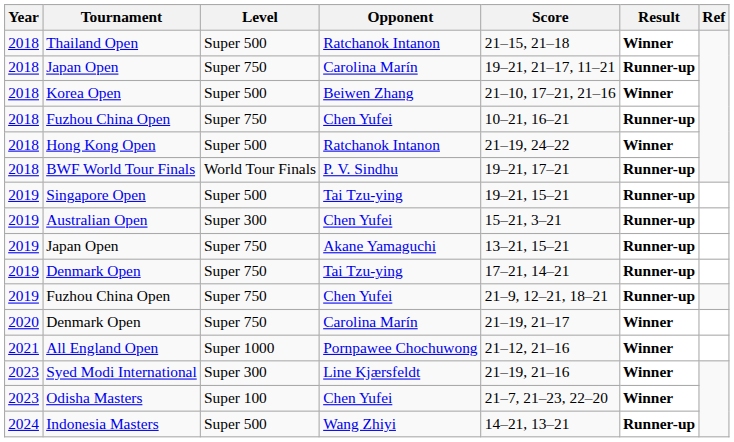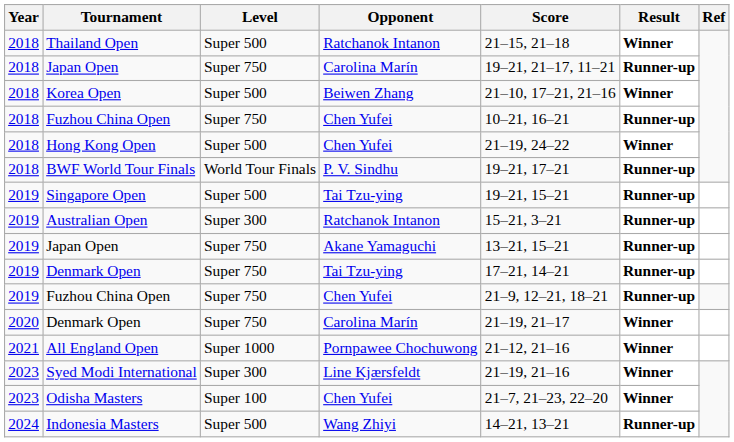(382, 144) Ratchanok Intanon -> (358, 144) Chen Yufei
(358, 220) Chen Yufei -> (382, 220) Ratchanok Intanon
